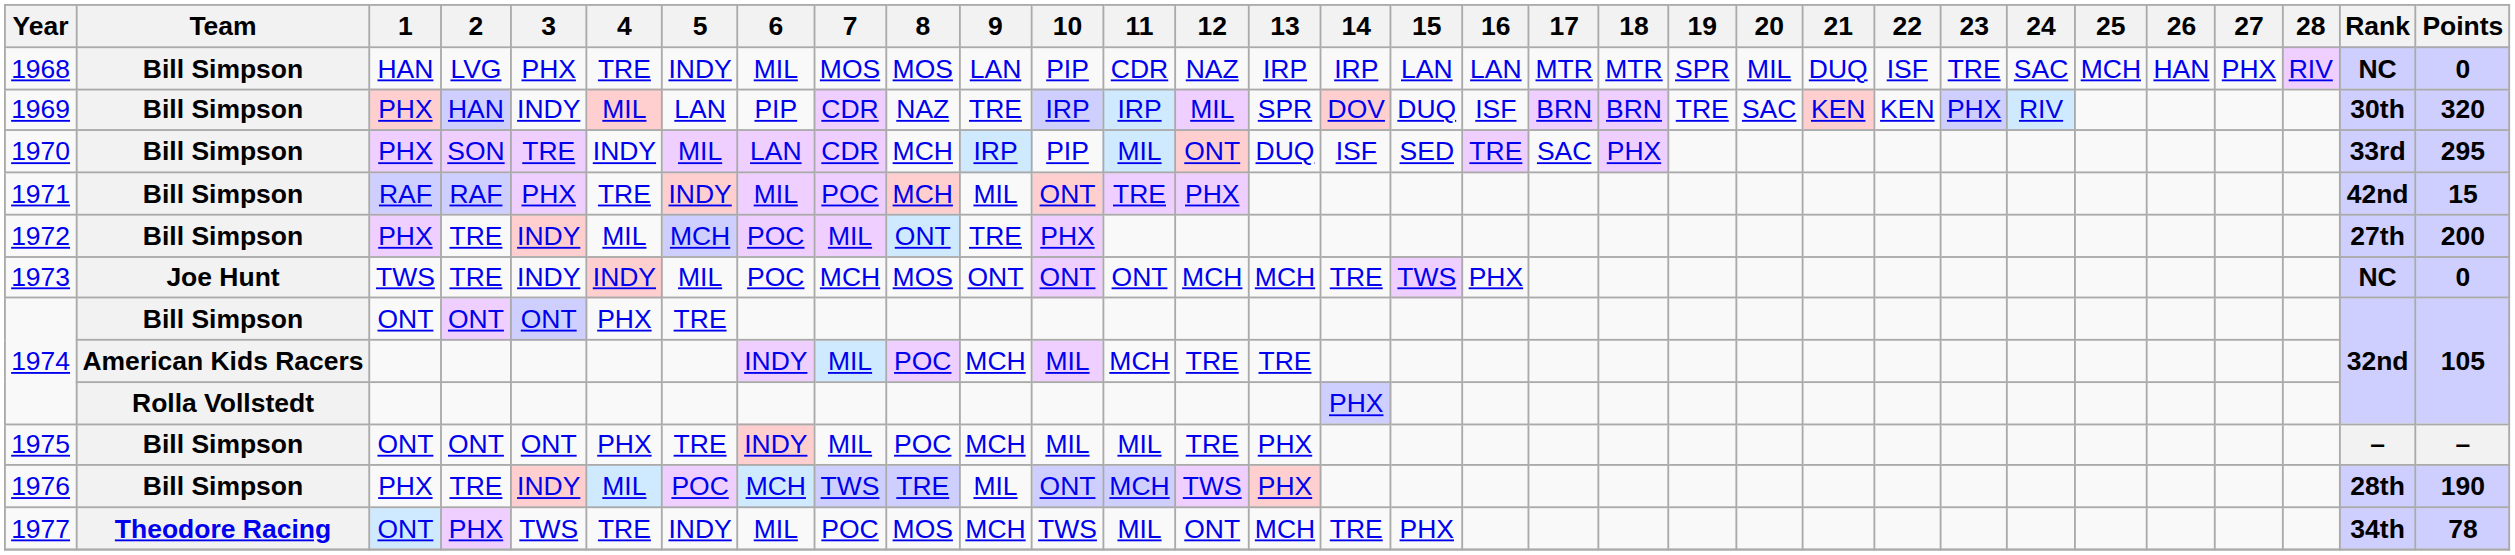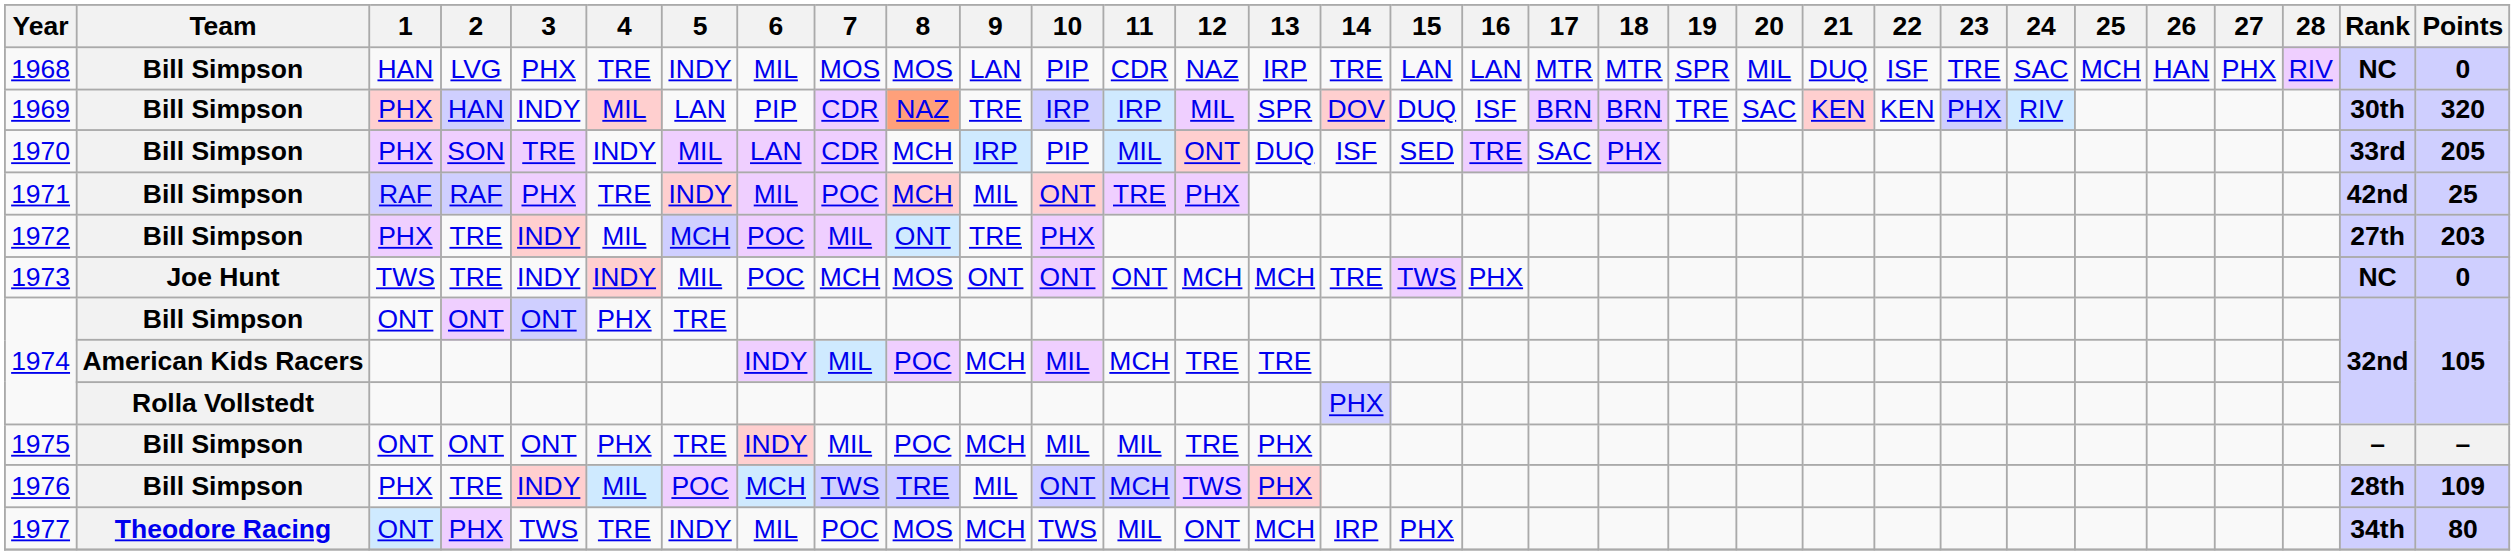(1356, 68) IRP -> (1356, 68) TRE
(923, 110) no background -> (923, 110) lightsalmon background
(2463, 152) 295 -> (2463, 152) 205
(2463, 194) 15 -> (2463, 194) 25
(2463, 236) 200 -> (2463, 236) 203
(2463, 487) 190 -> (2463, 487) 109
(1356, 529) TRE -> (1356, 529) IRP
(2463, 529) 78 -> (2463, 529) 80
